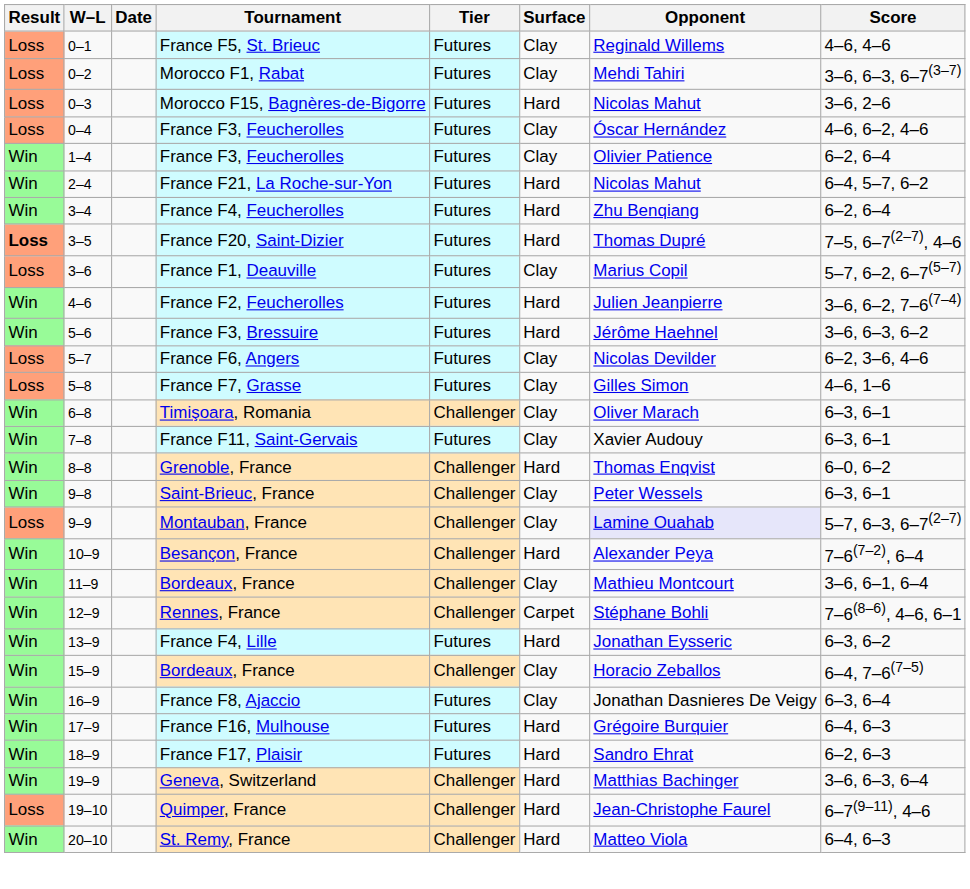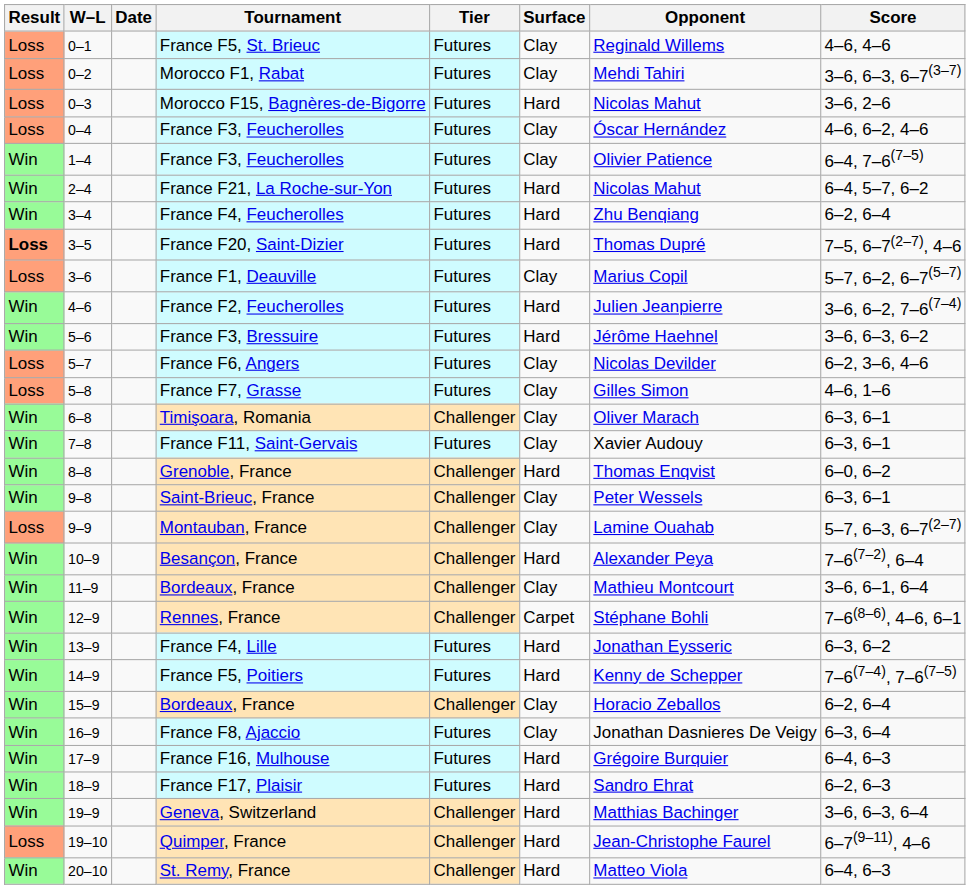(858, 157) 6–2, 6–4 -> (874, 159) 6–4, 7–6(7–5)
(654, 522) lavender background -> (654, 527) no background
+ row: (84, 676)
(874, 670) 6–4, 7–6(7–5) -> (858, 704) 6–2, 6–4
